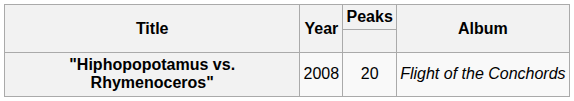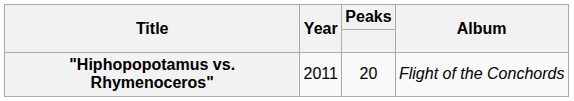(321, 74) 2008 -> (321, 74) 2011
